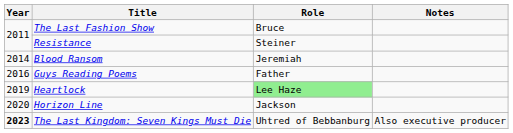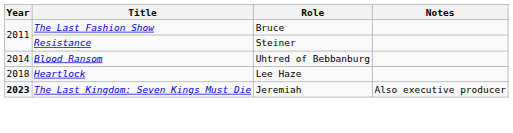(278, 58) Jeremiah -> (313, 58) Uhtred of Bebbanburg
- row: (85, 74)
(18, 89) 2019 -> (18, 74) 2018
(278, 89) lightgreen background -> (278, 74) no background
- row: (68, 105)
(313, 120) Uhtred of Bebbanburg -> (278, 89) Jeremiah
